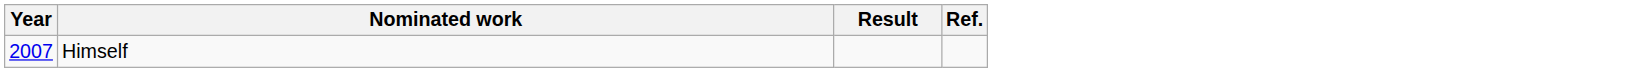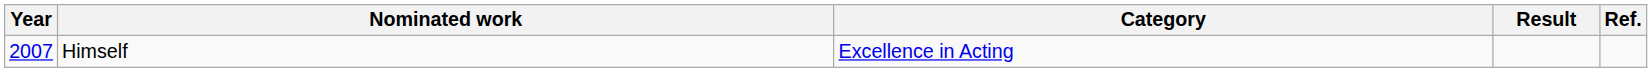+ column: (1163, 20)
